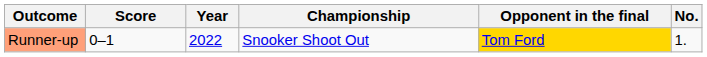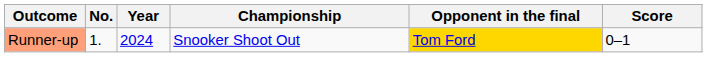columns swapped: (687, 16) <-> (136, 16)
(206, 39) 2022 -> (137, 39) 2024
